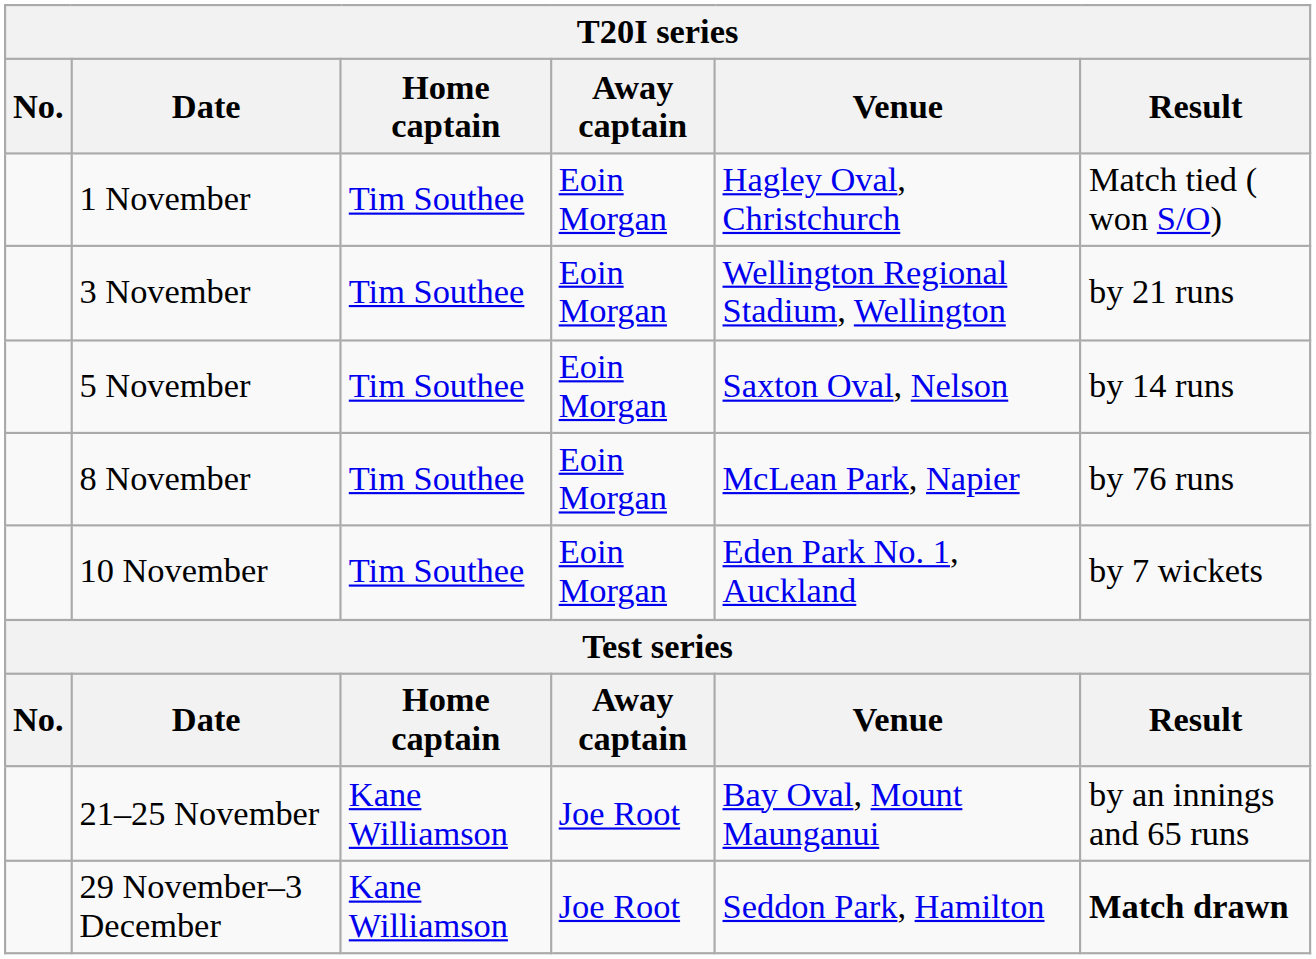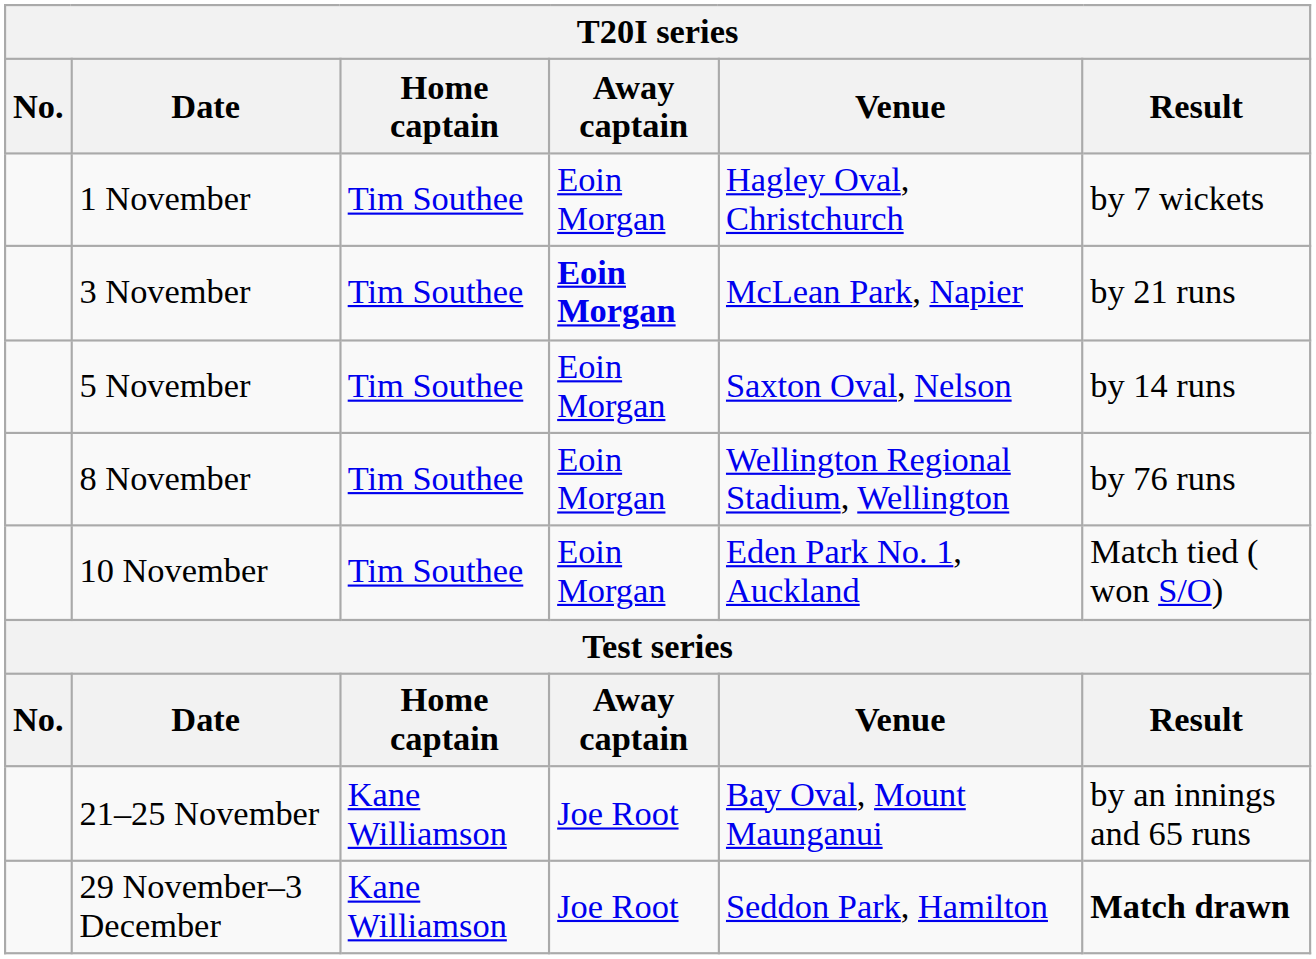(1173, 198) Match tied ( won S/O) -> (1177, 198) by 7 wickets
(613, 292) normal -> (616, 292) bold
(865, 292) Wellington Regional Stadium, Wellington -> (874, 292) McLean Park, Napier
(871, 478) McLean Park, Napier -> (868, 478) Wellington Regional Stadium, Wellington
(1176, 571) by 7 wickets -> (1174, 571) Match tied ( won S/O)
